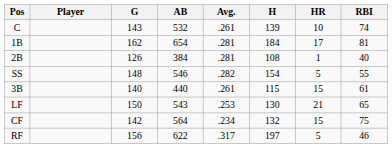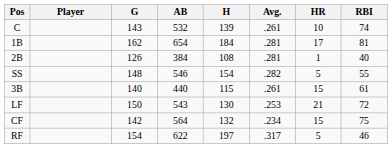columns swapped: (272, 12) <-> (226, 12)
(364, 105) 65 -> (364, 105) 72
(134, 136) 156 -> (134, 136) 154
